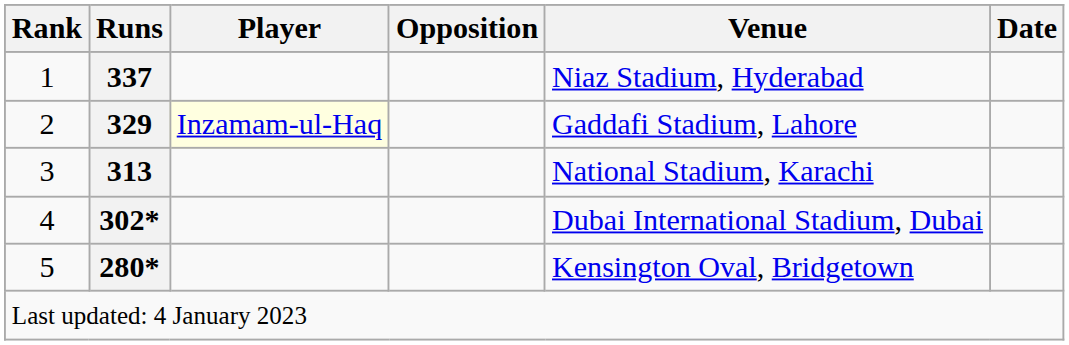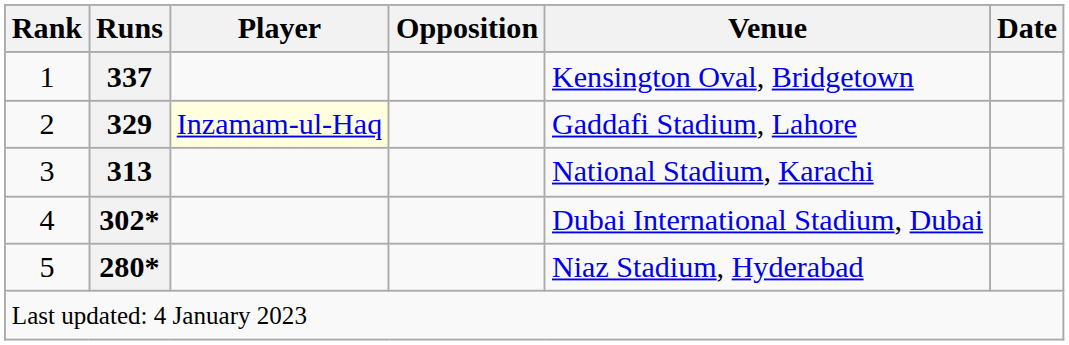(708, 76) Niaz Stadium, Hyderabad -> (733, 76) Kensington Oval, Bridgetown
(733, 266) Kensington Oval, Bridgetown -> (708, 266) Niaz Stadium, Hyderabad
